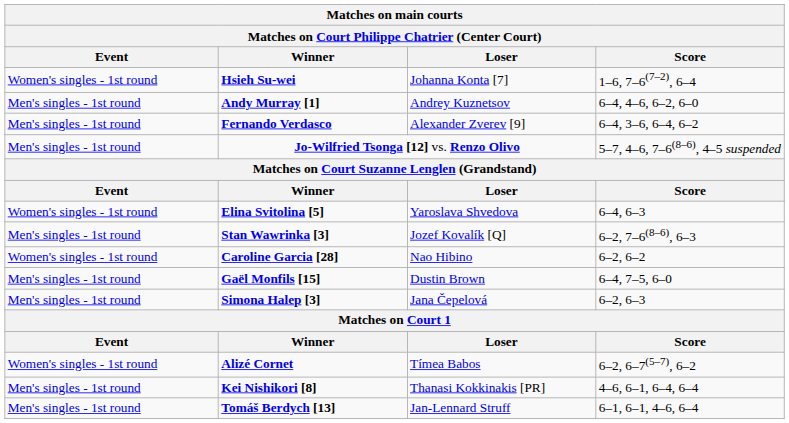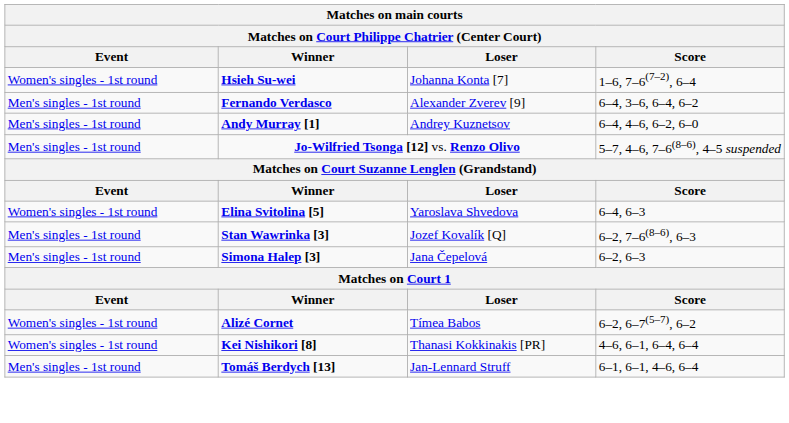rows swapped: (277, 123) <-> (270, 102)
- row: (280, 257)
- row: (271, 278)
(74, 387) Men's singles - 1st round -> (83, 345) Women's singles - 1st round
